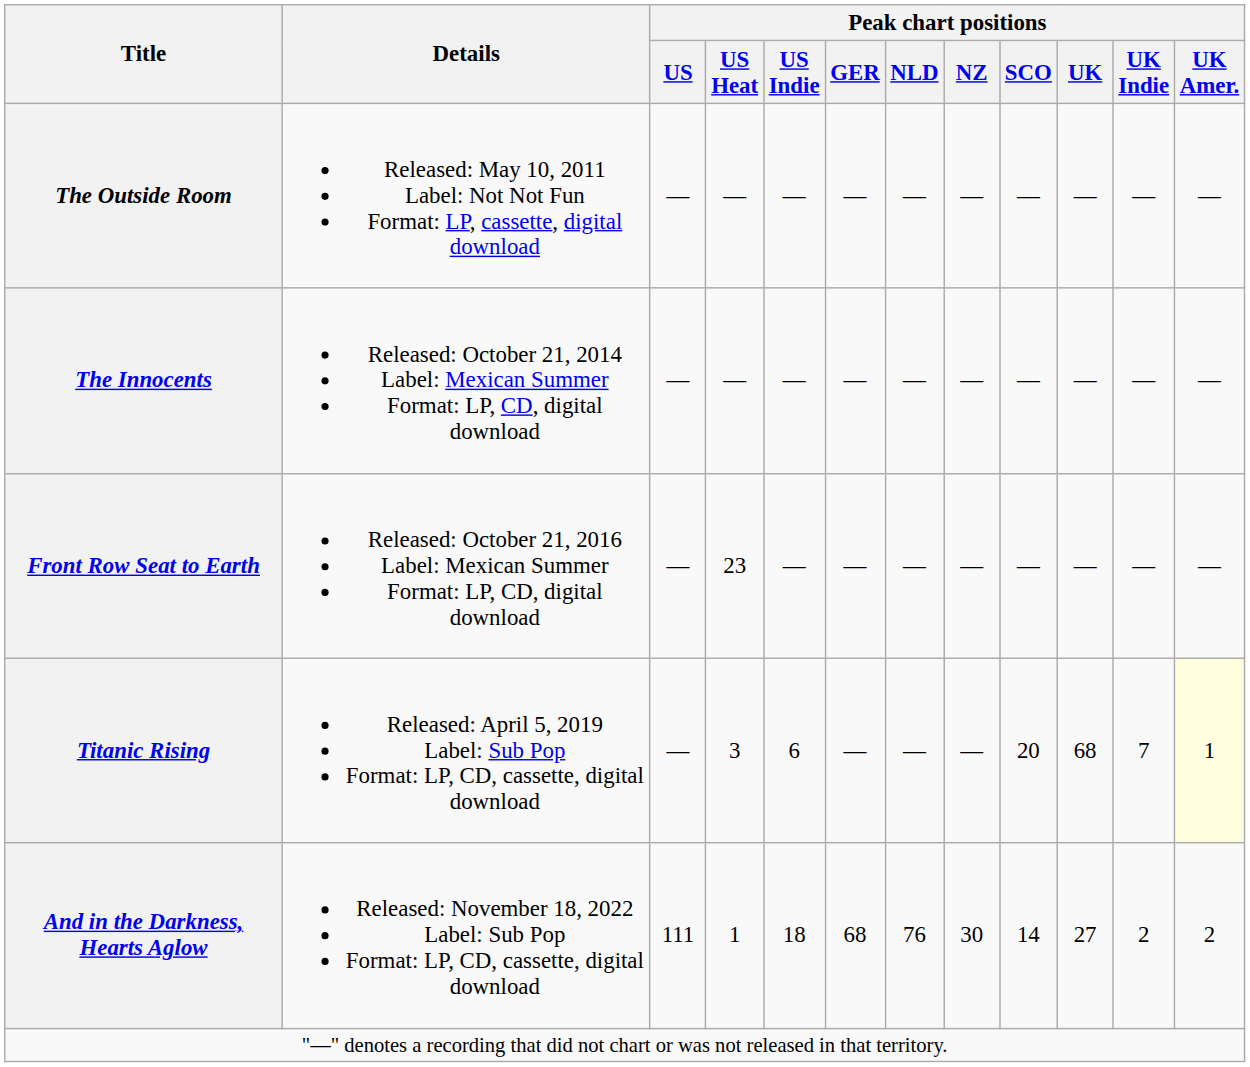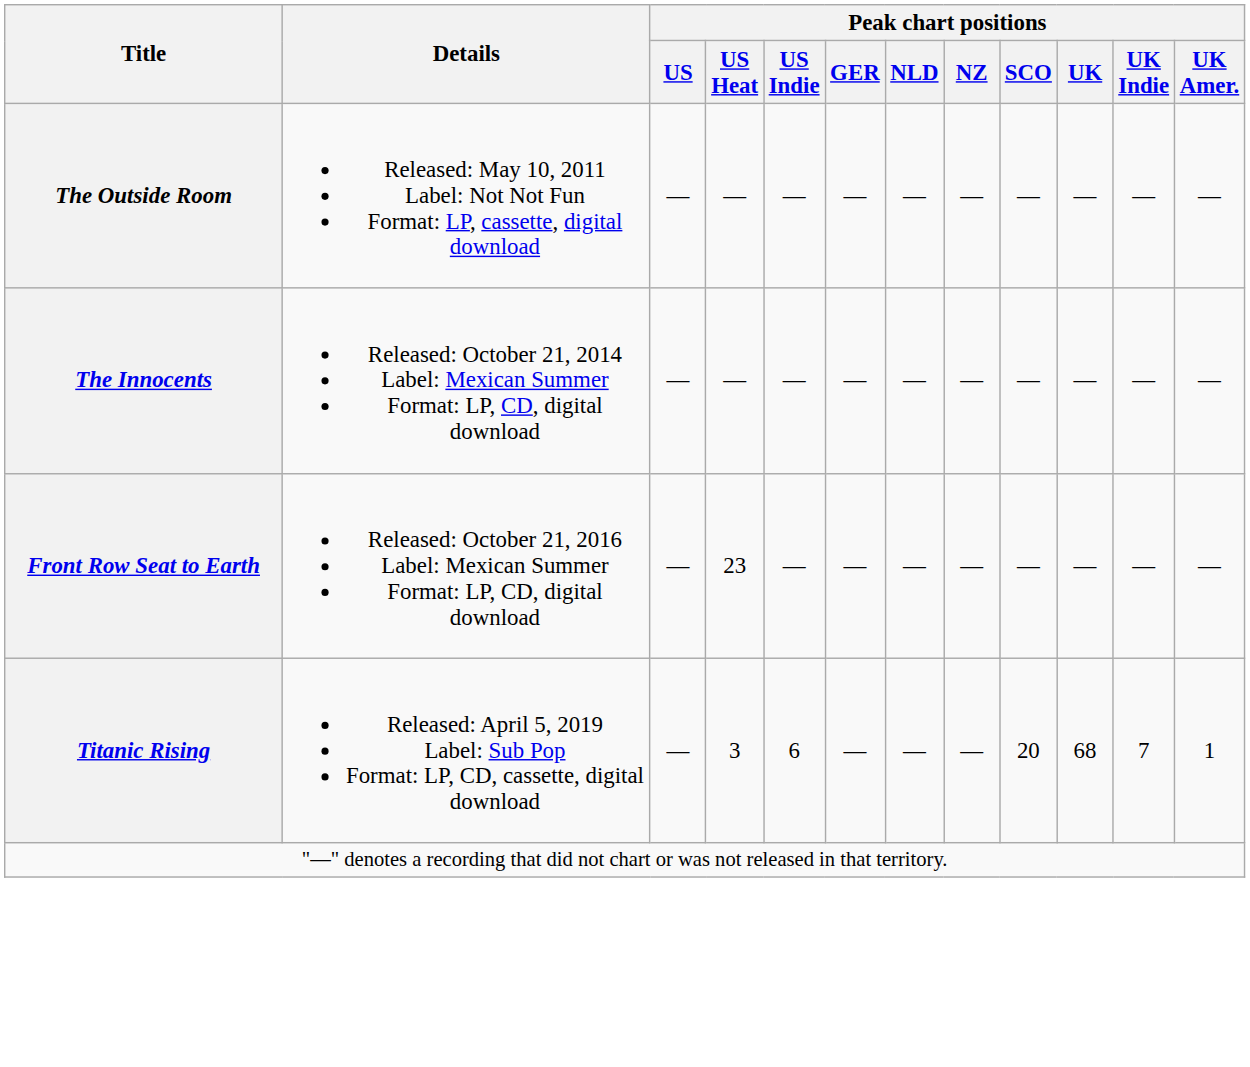(1209, 750) lightyellow background -> (1209, 750) no background
- row: (144, 935)
